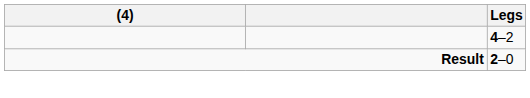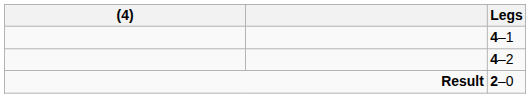+ row: (502, 37)
